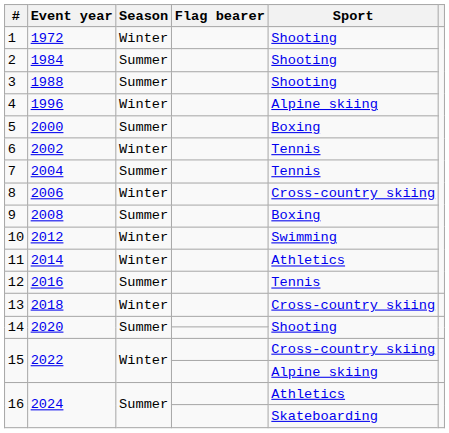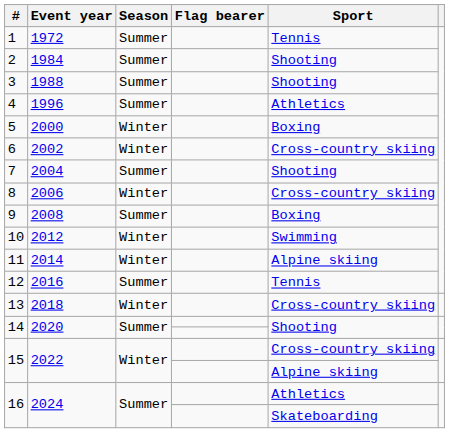(144, 38) Winter -> (144, 38) Summer
(304, 38) Shooting -> (296, 38) Tennis
(144, 105) Winter -> (144, 105) Summer
(325, 105) Alpine skiing -> (308, 105) Athletics
(144, 127) Summer -> (144, 127) Winter
(296, 149) Tennis -> (353, 149) Cross-country skiing
(296, 171) Tennis -> (304, 171) Shooting
(308, 260) Athletics -> (325, 260) Alpine skiing
